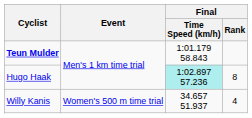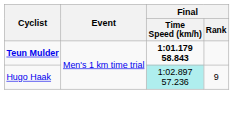(194, 53) normal -> (175, 53) bold
(235, 77) 8 -> (216, 77) 9
- row: (28, 101)
